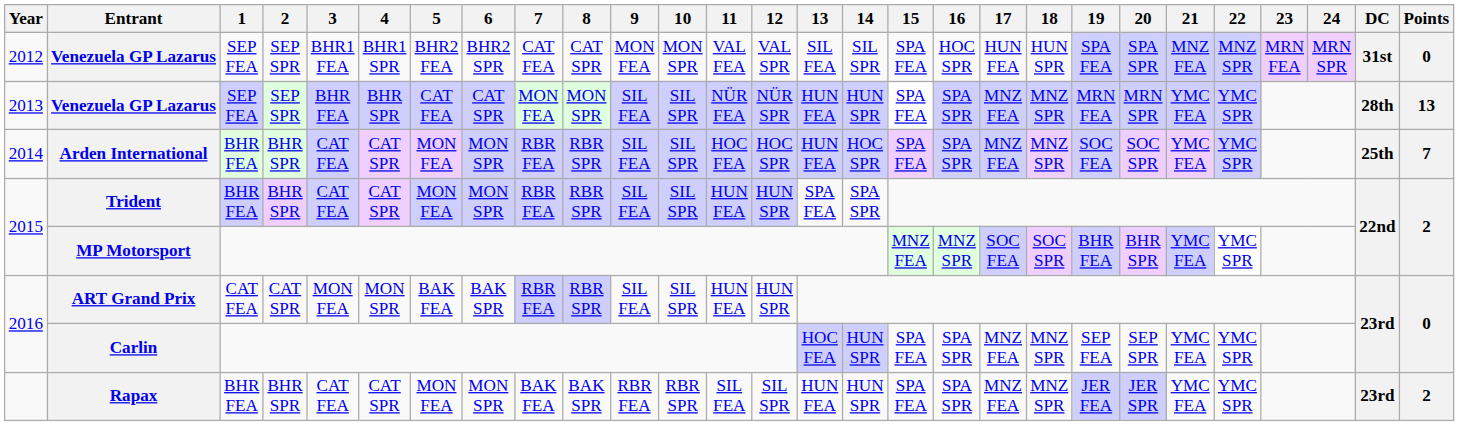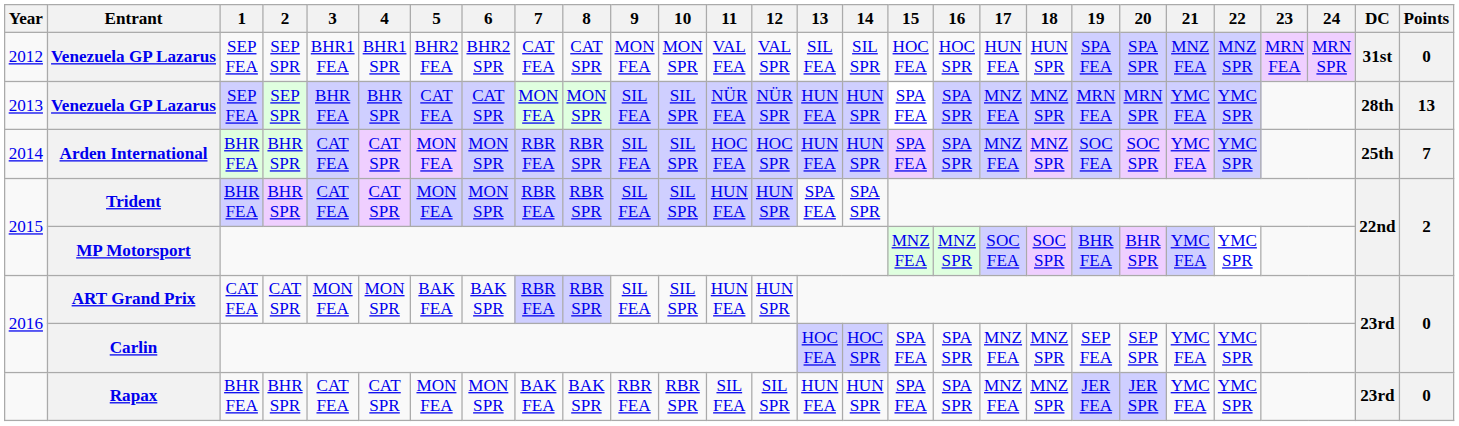(911, 56) SPA FEA -> (911, 56) HOC FEA
(865, 153) HOC SPR -> (865, 153) HUN SPR
(865, 347) HUN SPR -> (865, 347) HOC SPR
(1426, 395) 2 -> (1426, 395) 0
